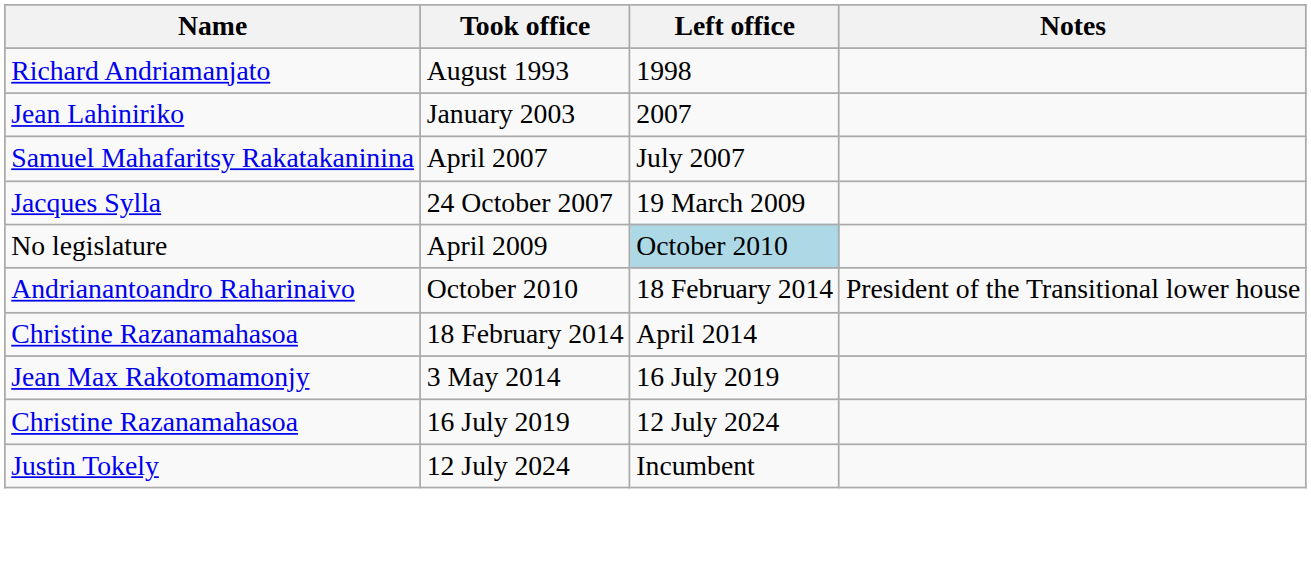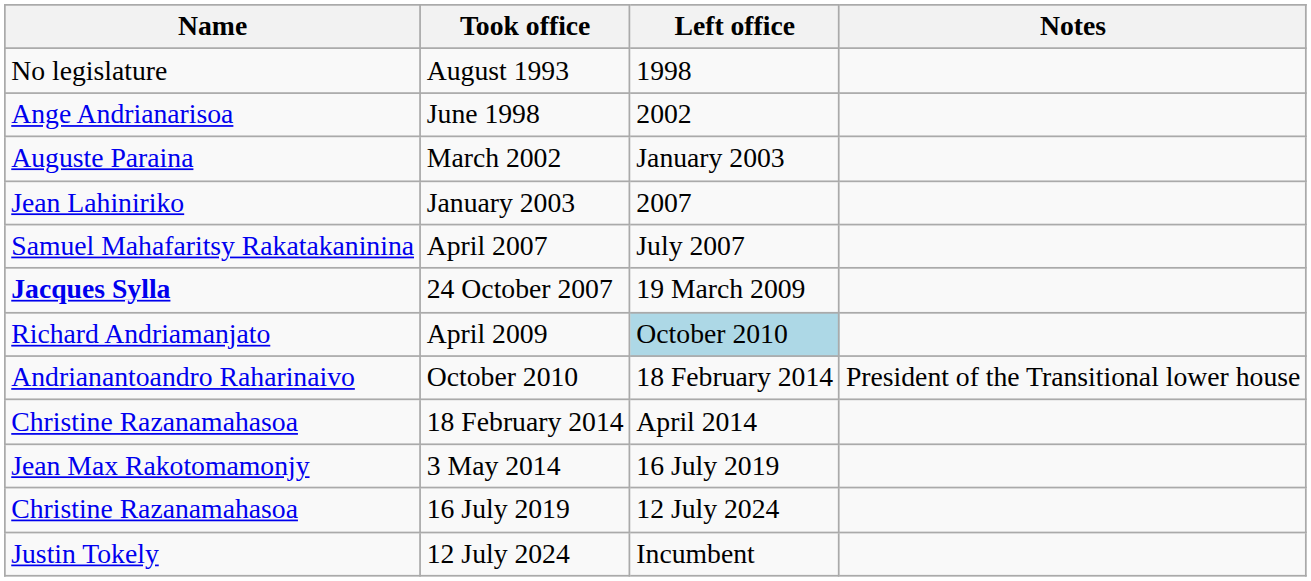(141, 70) Richard Andriamanjato -> (89, 70) No legislature
+ row: (483, 114)
+ row: (494, 158)
(86, 202) normal -> (91, 289) bold
(89, 245) No legislature -> (141, 333) Richard Andriamanjato
